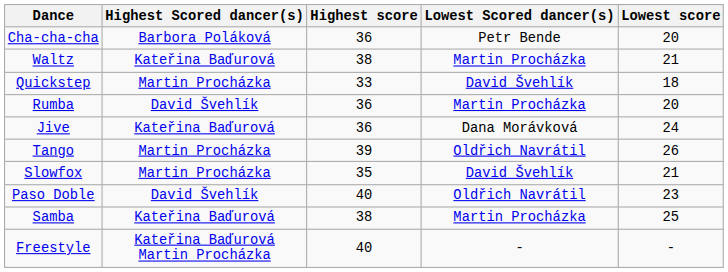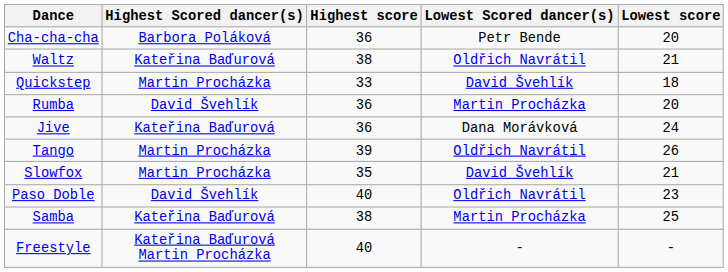(520, 61) Martin Procházka -> (520, 61) Oldřich Navrátil
